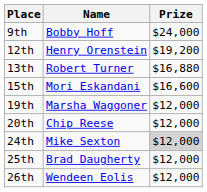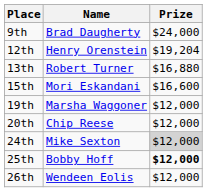(80, 32) Bobby Hoff -> (93, 32) Brad Daugherty
(176, 50) $19,200 -> (176, 50) $19,204
(93, 159) Brad Daugherty -> (80, 159) Bobby Hoff
(176, 159) normal -> (176, 159) bold
